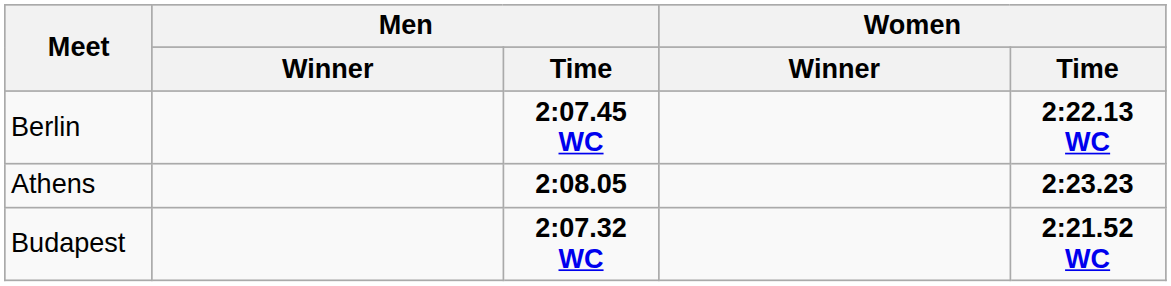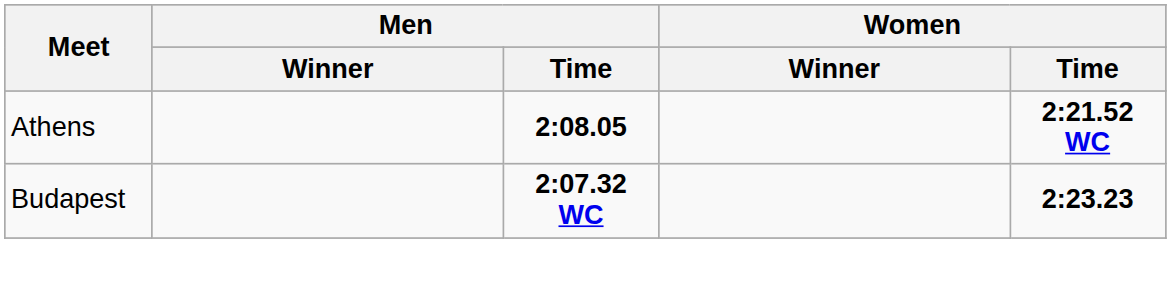- row: (46, 126)
(1088, 185) 2:23.23 -> (1088, 126) 2:21.52 WC
(1088, 243) 2:21.52 WC -> (1088, 200) 2:23.23
